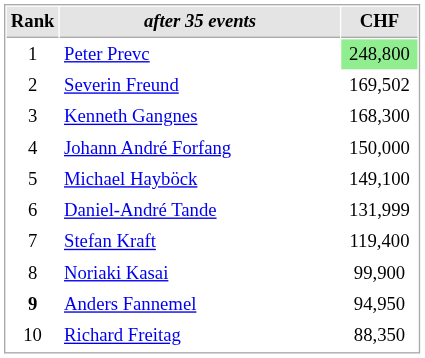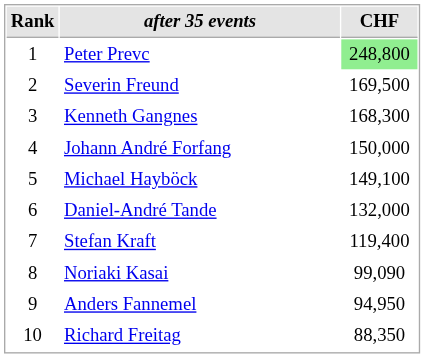(380, 85) 169,502 -> (380, 85) 169,500
(380, 210) 131,999 -> (380, 210) 132,000
(380, 273) 99,900 -> (380, 273) 99,090
(33, 304) bold -> (33, 304) normal
